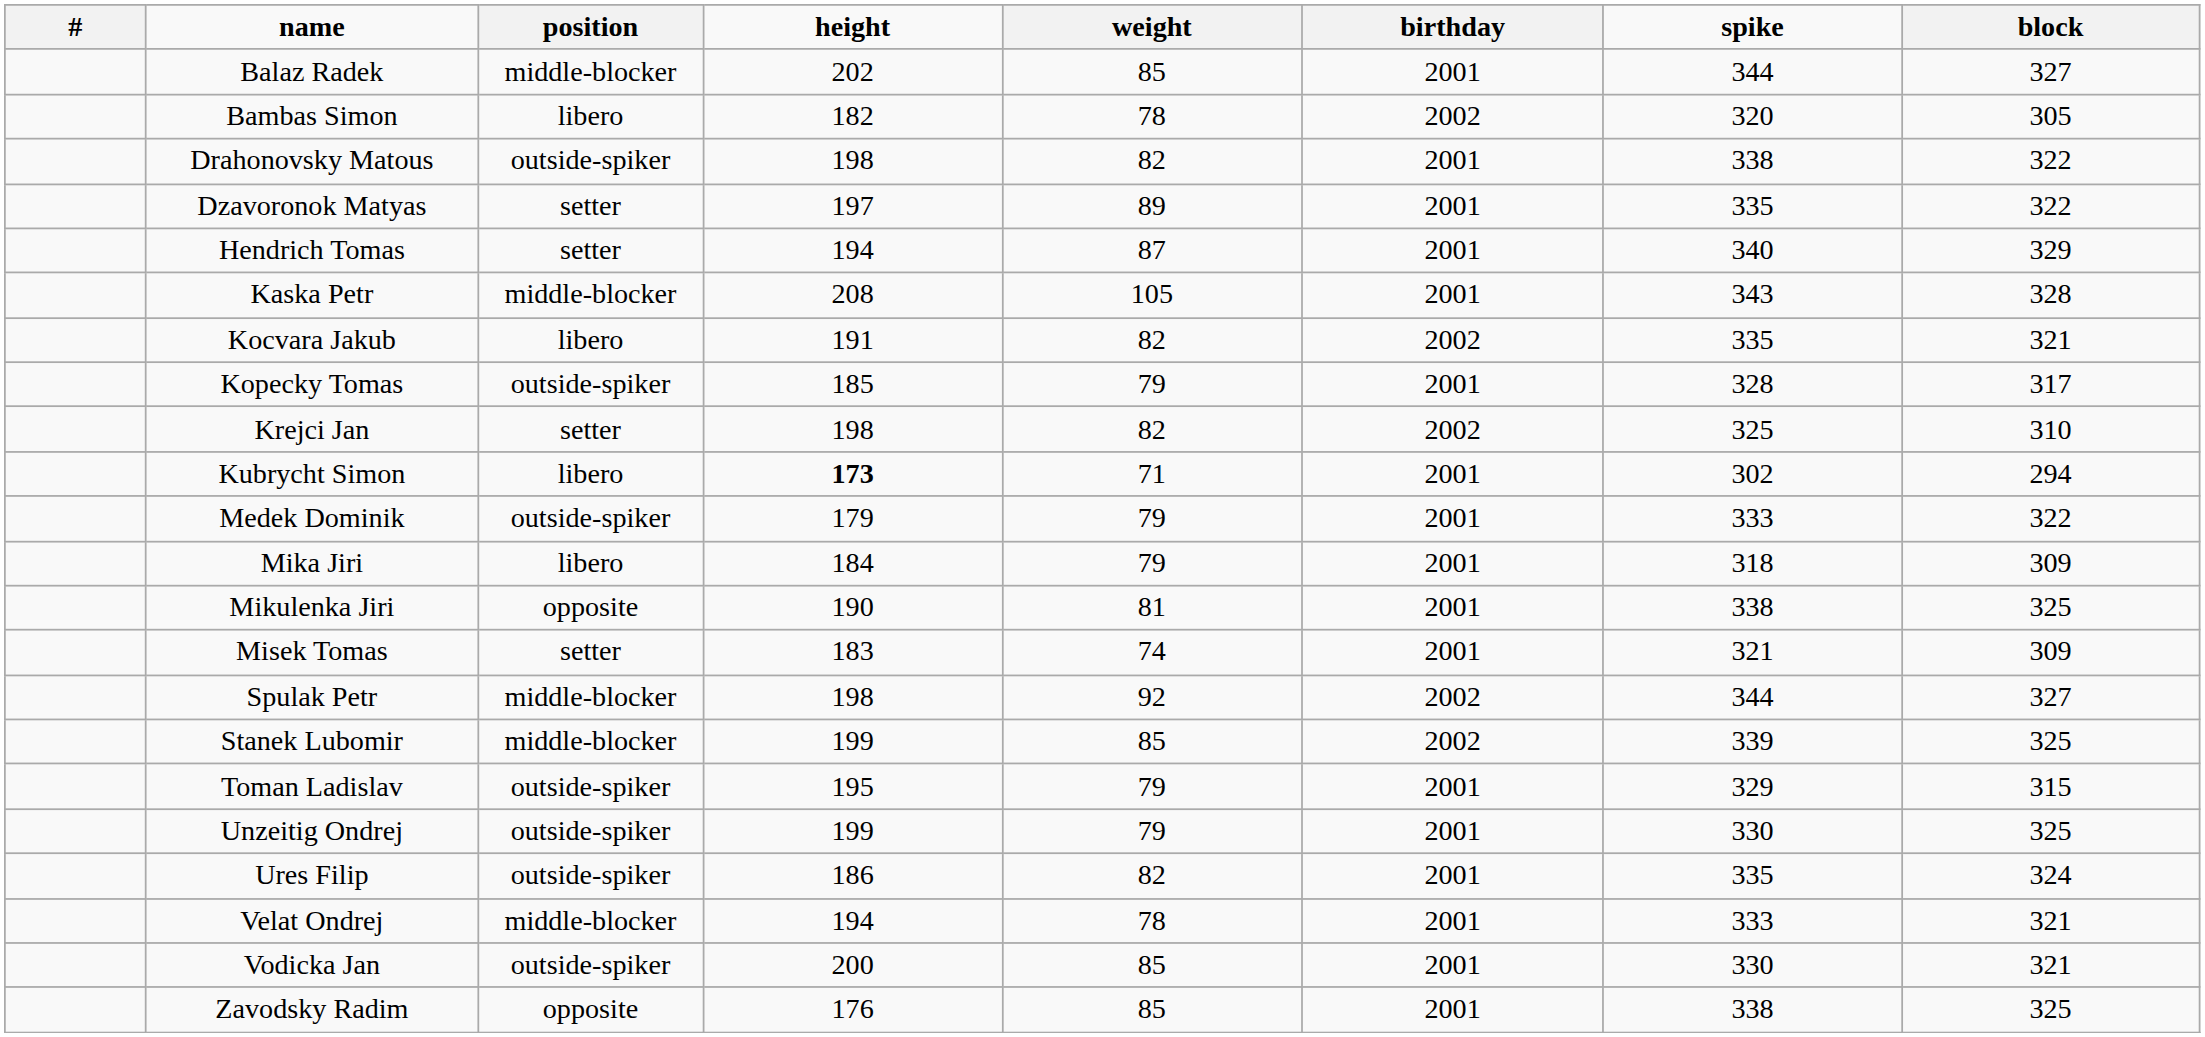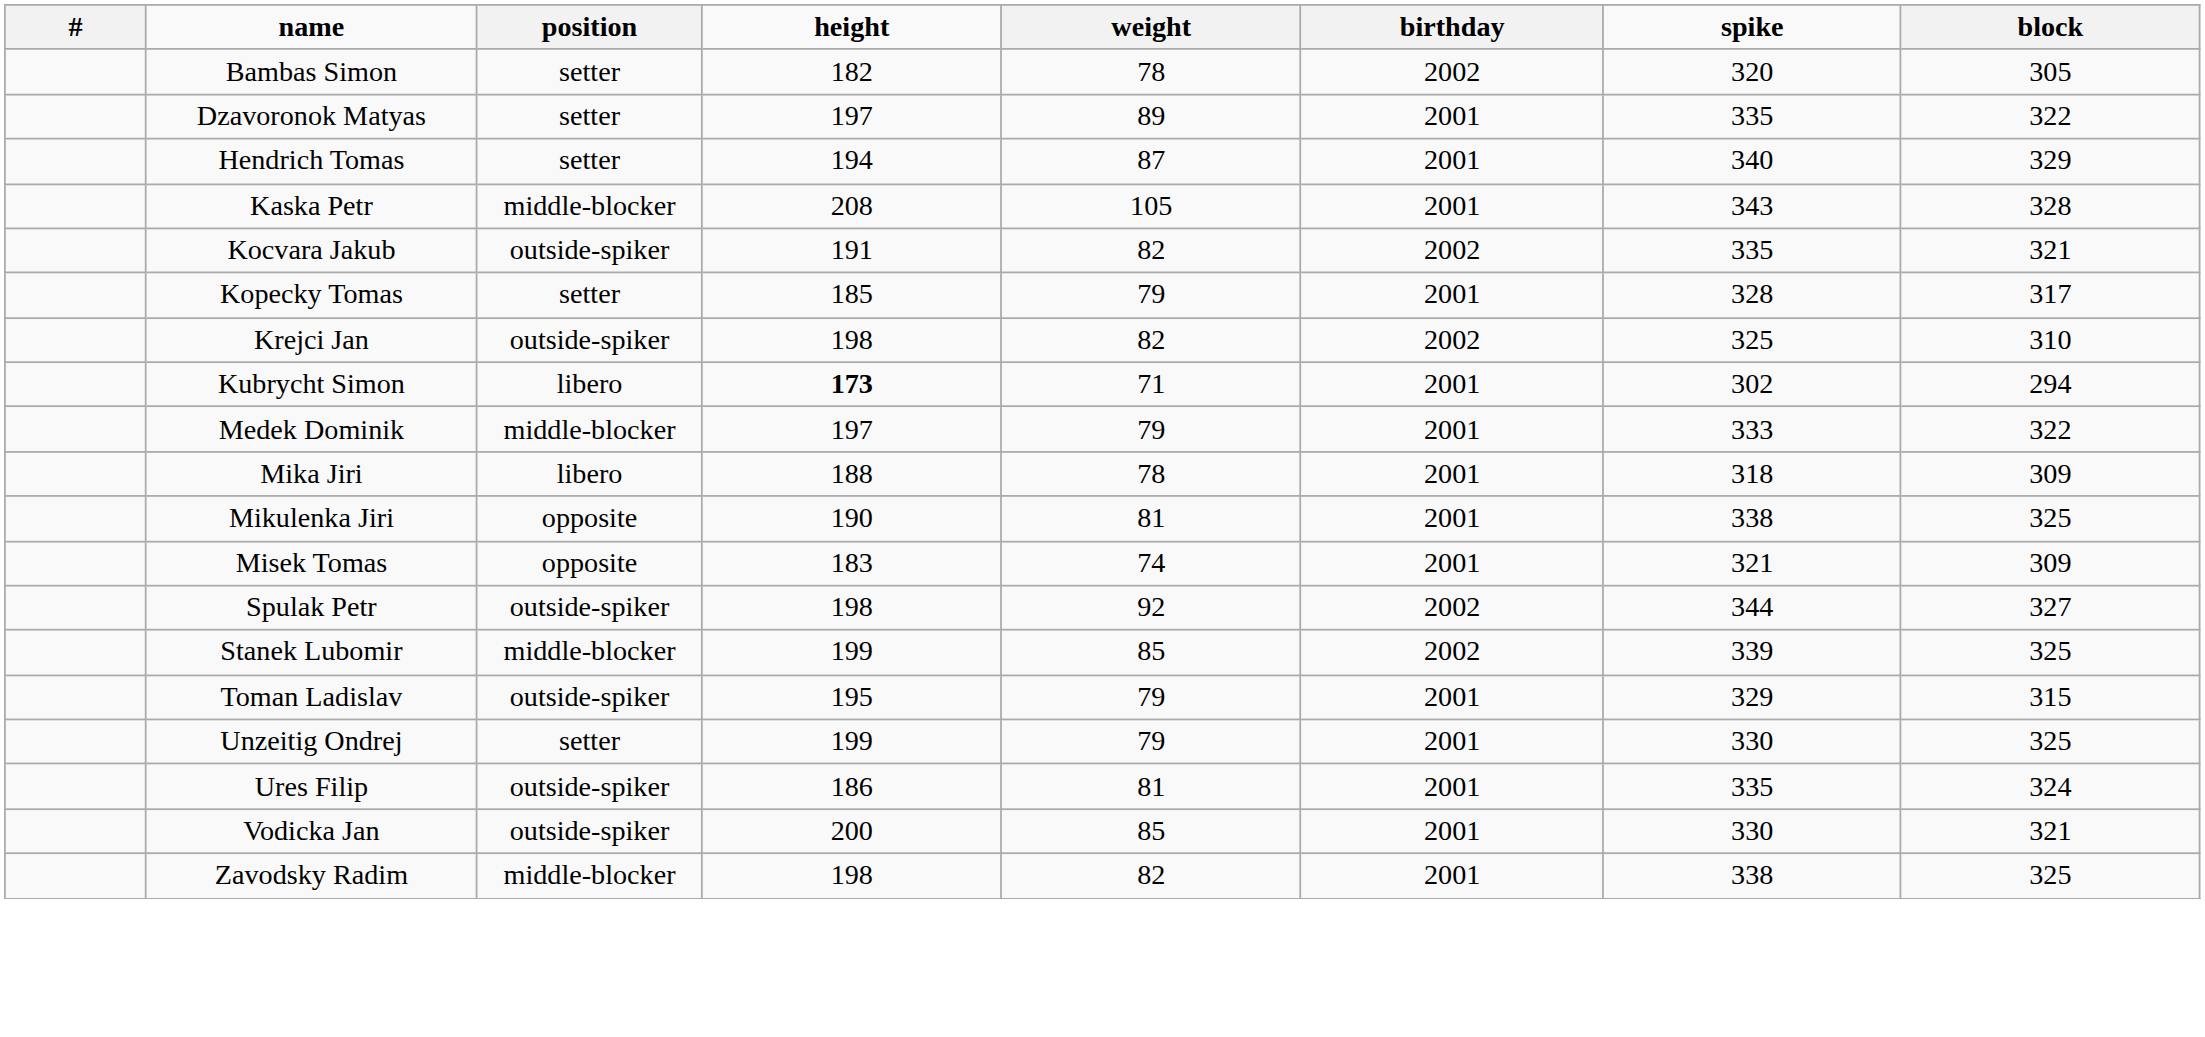- row: (312, 71)
(591, 116) libero -> (590, 71) setter
- row: (312, 160)
(591, 339) libero -> (590, 250) outside-spiker
(590, 384) outside-spiker -> (590, 294) setter
(590, 428) setter -> (590, 339) outside-spiker
(590, 518) outside-spiker -> (590, 428) middle-blocker
(853, 518) 179 -> (852, 428) 197
(853, 562) 184 -> (852, 473) 188
(1152, 562) 79 -> (1151, 473) 78
(590, 652) setter -> (590, 562) opposite
(590, 696) middle-blocker -> (590, 607) outside-spiker
(590, 830) outside-spiker -> (590, 741) setter
(1152, 875) 82 -> (1151, 786) 81
- row: (312, 920)
(590, 1009) opposite -> (590, 875) middle-blocker
(853, 1009) 176 -> (852, 875) 198
(1152, 1009) 85 -> (1151, 875) 82
